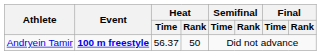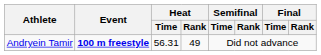(166, 43) 56.37 -> (166, 43) 56.31
(195, 43) 50 -> (195, 43) 49
